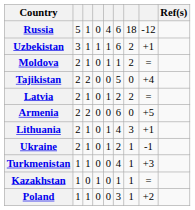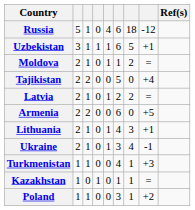(131, 46) 2 -> (131, 46) 5
(118, 146) 2 -> (118, 146) 3
(131, 146) 1 -> (131, 146) 4
